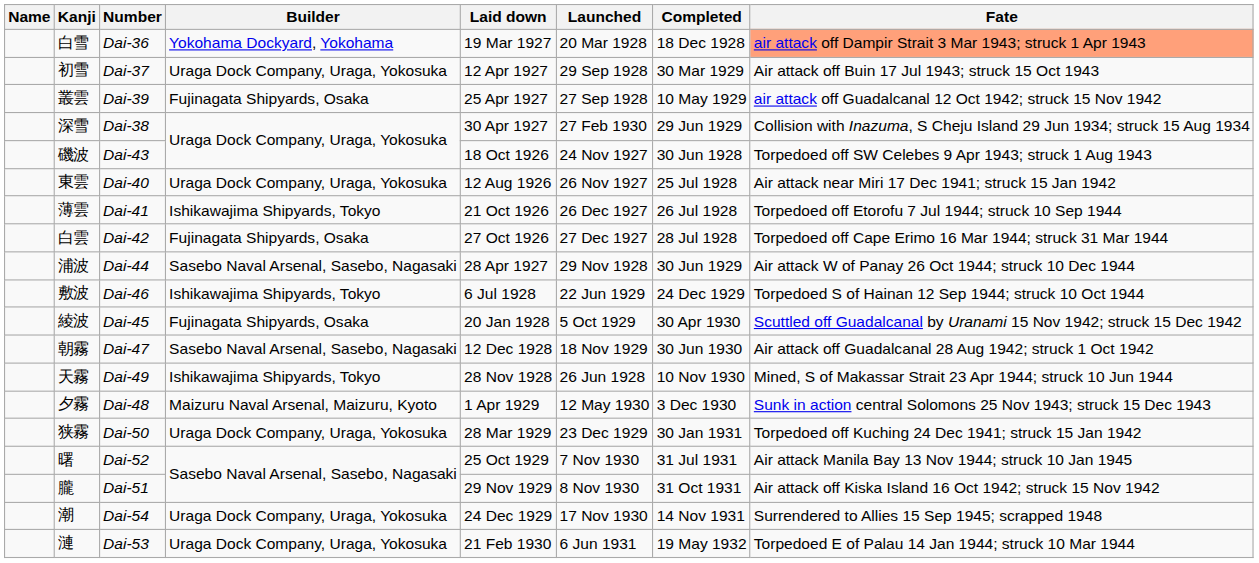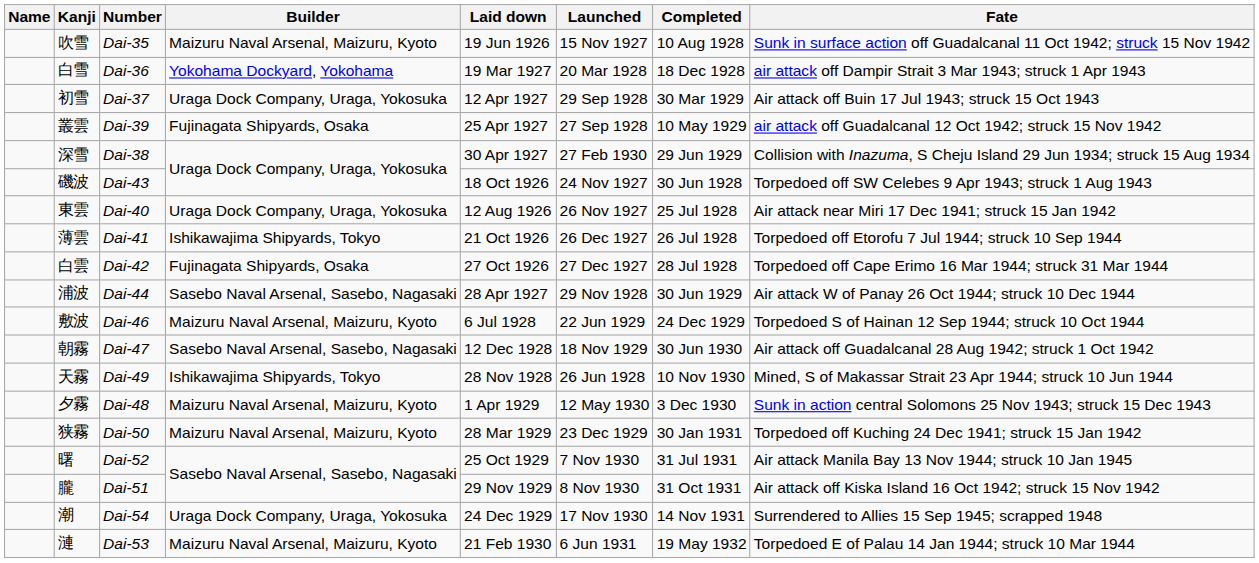+ row: (73, 43)
(950, 43) lightsalmon background -> (950, 71) no background
(275, 294) Ishikawajima Shipyards, Tokyo -> (303, 322) Maizuru Naval Arsenal, Maizuru, Kyoto
- row: (73, 321)
(308, 433) Uraga Dock Company, Uraga, Yokosuka -> (303, 433) Maizuru Naval Arsenal, Maizuru, Kyoto
(308, 544) Uraga Dock Company, Uraga, Yokosuka -> (303, 544) Maizuru Naval Arsenal, Maizuru, Kyoto
